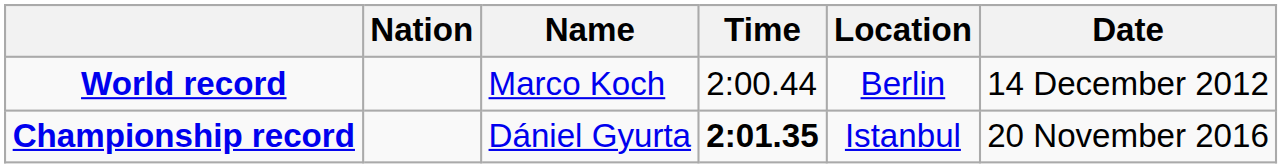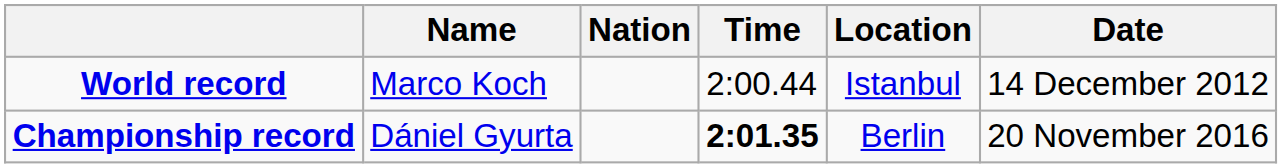columns swapped: (590, 30) <-> (422, 30)
(903, 83) Berlin -> (903, 83) Istanbul
(903, 135) Istanbul -> (903, 135) Berlin
